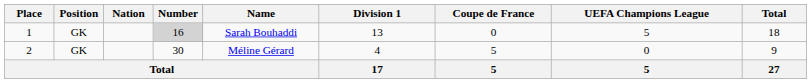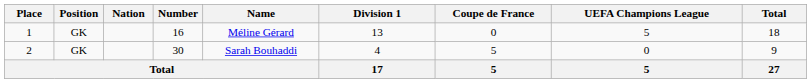(178, 32) lightgrey background -> (178, 32) no background
(261, 32) Sarah Bouhaddi -> (261, 32) Méline Gérard
(261, 51) Méline Gérard -> (261, 51) Sarah Bouhaddi
